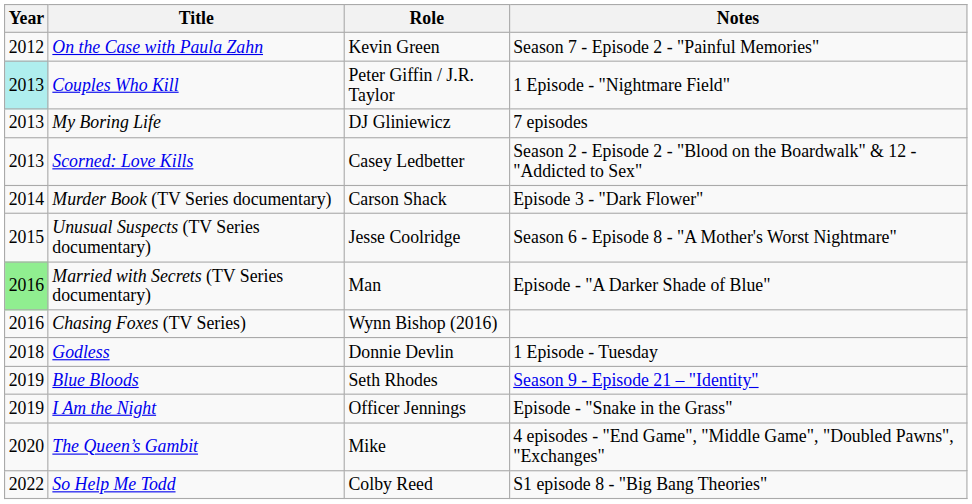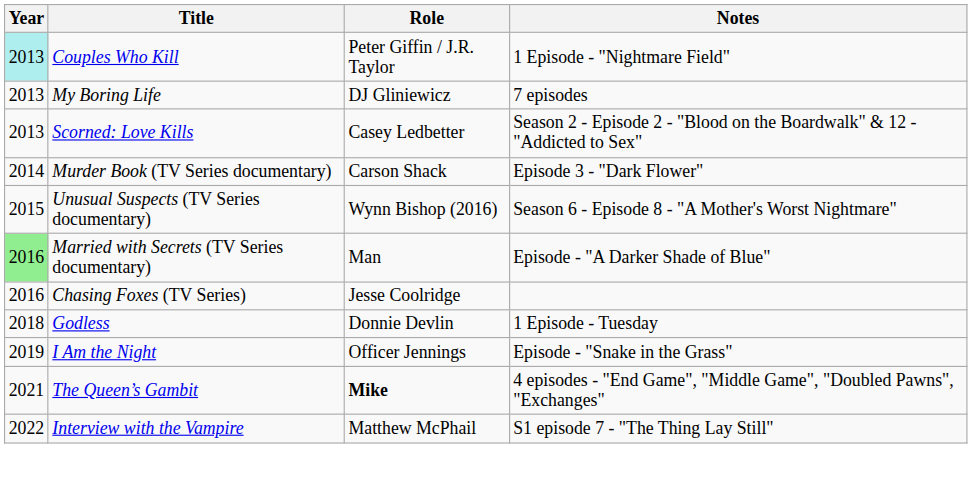- row: (158, 46)
(404, 237) Jesse Coolridge -> (423, 209) Wynn Bishop (2016)
(423, 323) Wynn Bishop (2016) -> (404, 295) Jesse Coolridge
- row: (96, 380)
(26, 446) 2020 -> (26, 390) 2021
(367, 446) normal -> (368, 390) bold
+ row: (148, 428)
- row: (114, 484)
